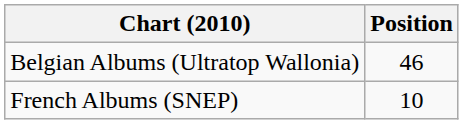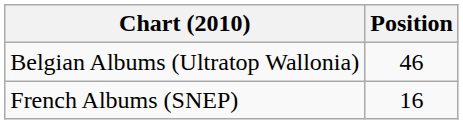(412, 99) 10 -> (412, 99) 16
